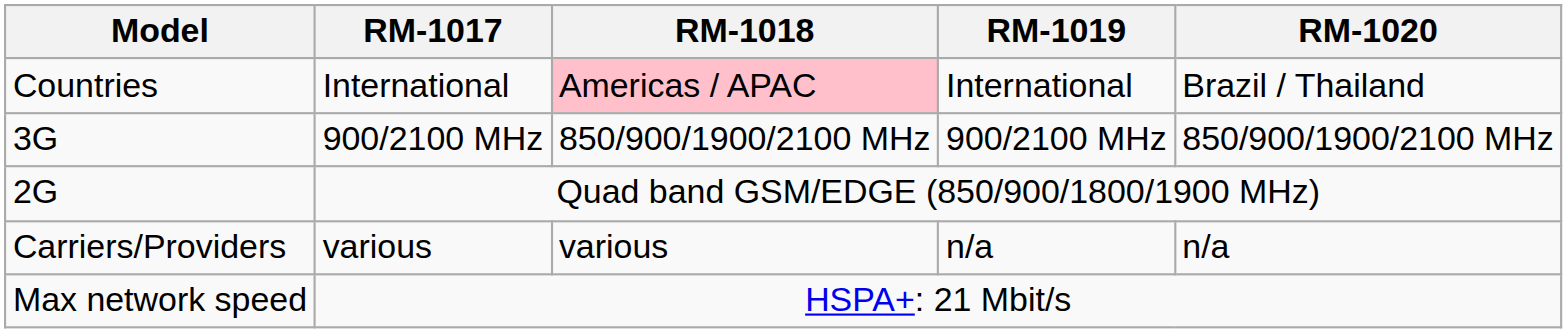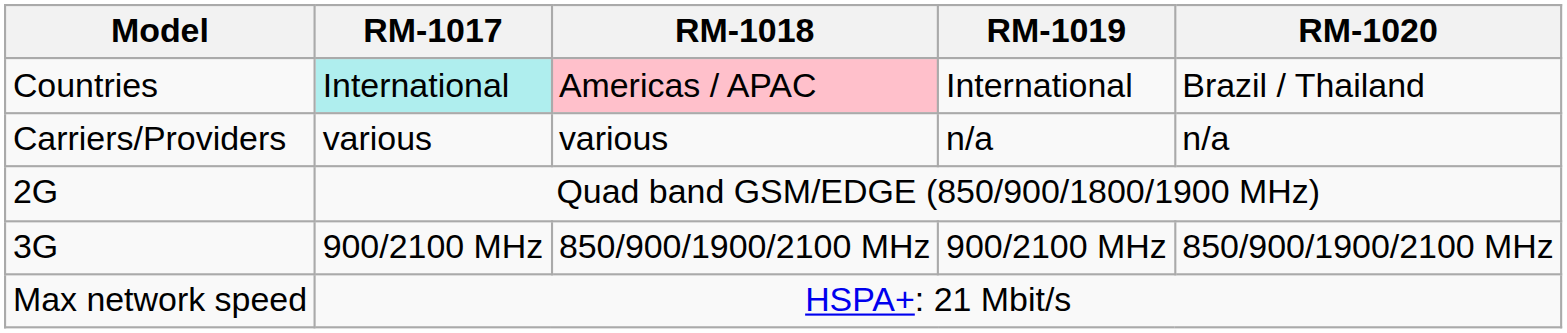(416, 85) no background -> (416, 85) paleturquoise background
rows swapped: (150, 246) <-> (36, 138)
